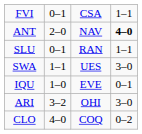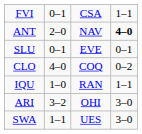(91, 49) RAN -> (91, 49) EVE
(124, 49) 1–1 -> (124, 49) 0–1
rows swapped: (24, 66) <-> (24, 120)
(91, 84) EVE -> (91, 84) RAN
(124, 84) 0–1 -> (124, 84) 1–1
